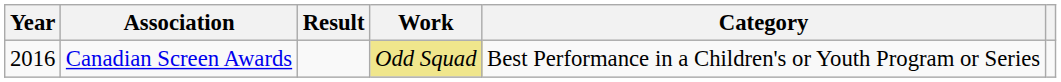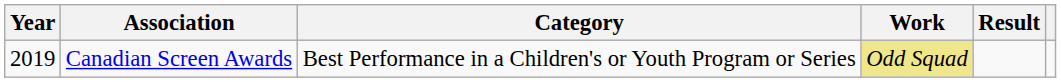columns swapped: (764, 22) <-> (334, 22)
(33, 58) 2016 -> (33, 58) 2019
